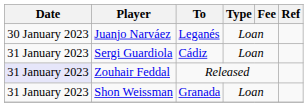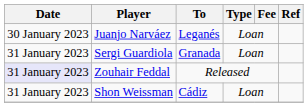(193, 53) Cádiz -> (199, 53) Granada
(199, 92) Granada -> (193, 92) Cádiz
